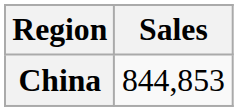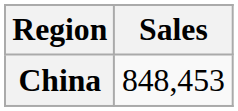(173, 79) 844,853 -> (173, 79) 848,453
